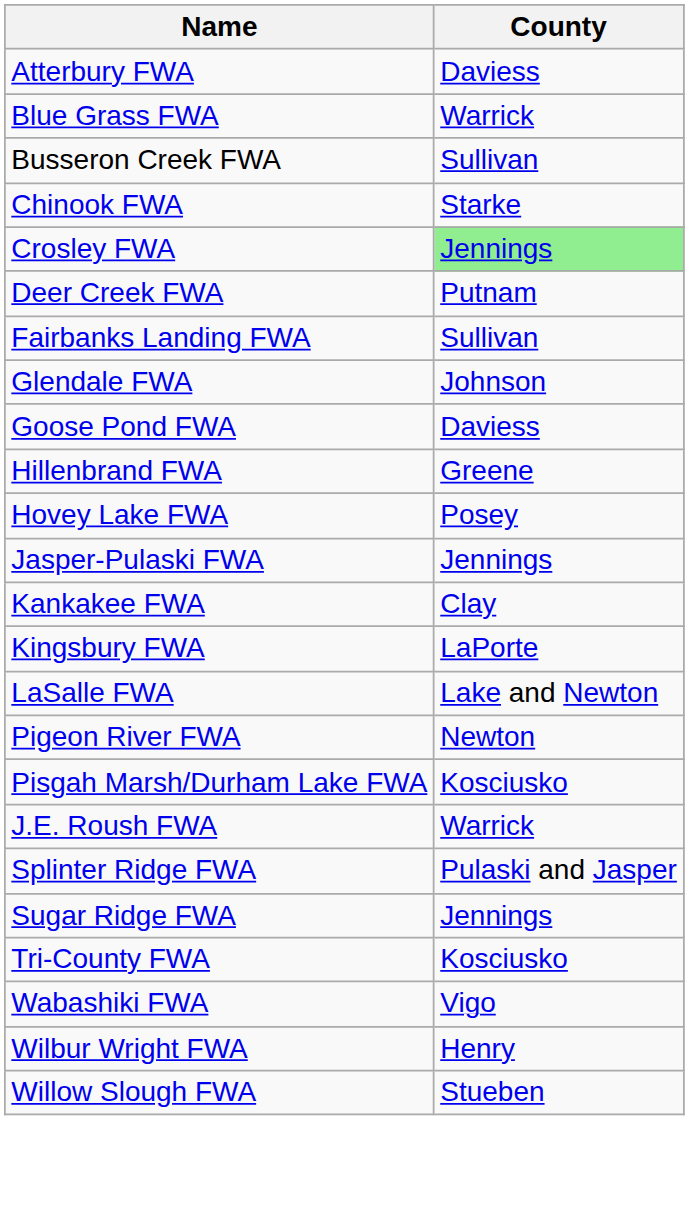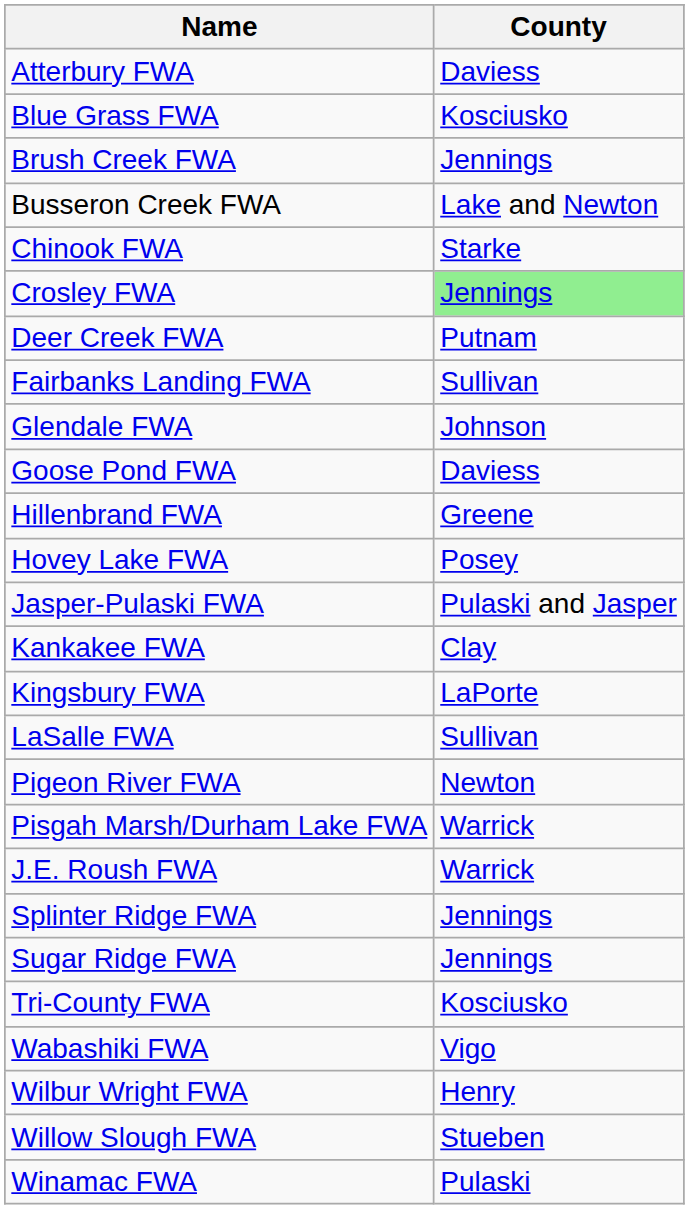(487, 115) Warrick -> (504, 115) Kosciusko
+ row: (124, 159)
(489, 159) Sullivan -> (549, 204) Lake and Newton
(496, 559) Jennings -> (559, 603) Pulaski and Jasper
(549, 692) Lake and Newton -> (489, 737) Sullivan
(504, 781) Kosciusko -> (487, 826) Warrick
(559, 870) Pulaski and Jasper -> (496, 914) Jennings
+ row: (104, 1181)
